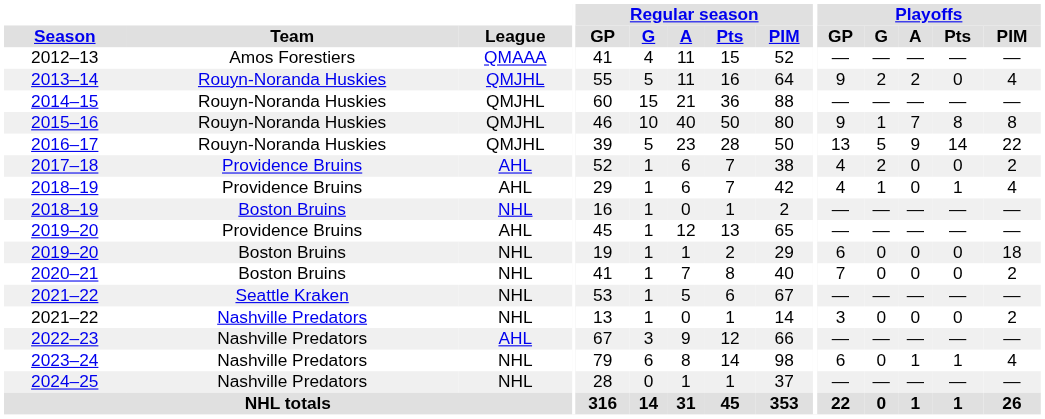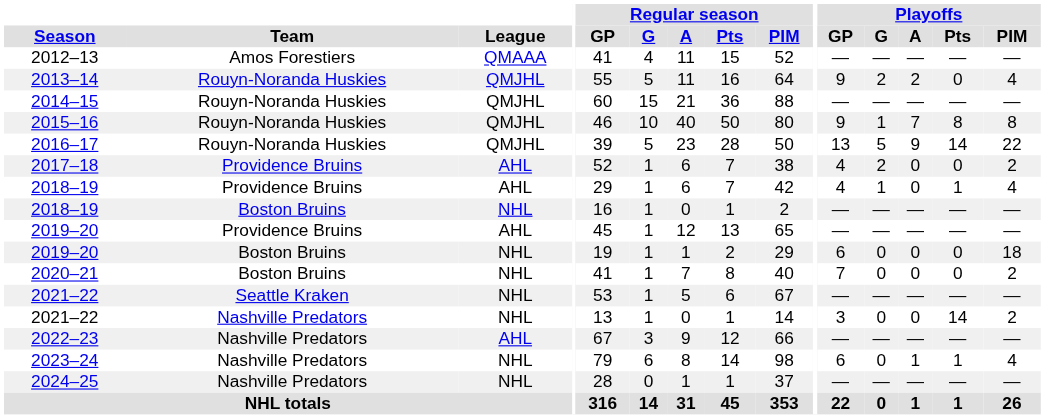(958, 317) 0 -> (958, 317) 14
